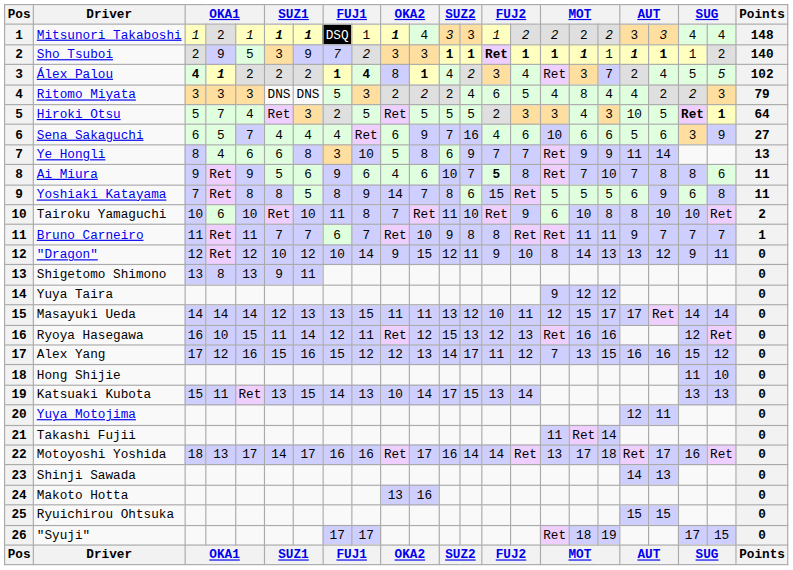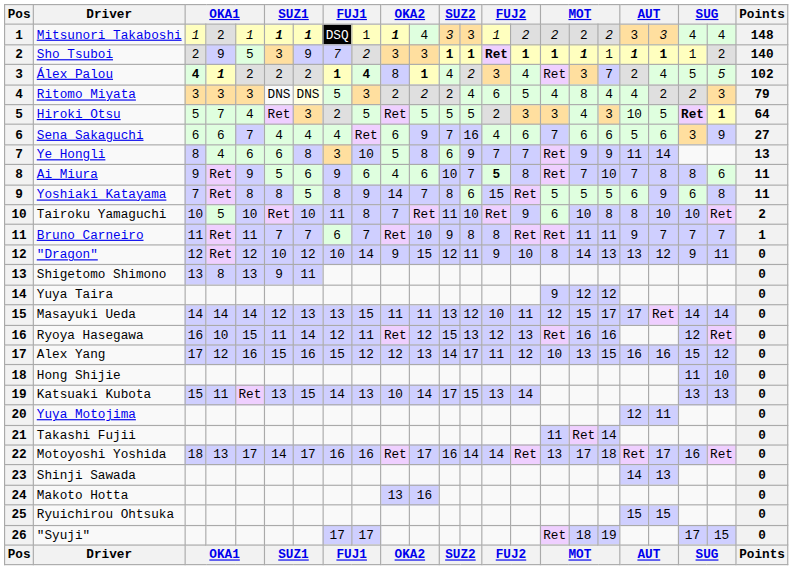(308, 95) no background -> (308, 95) lightyellow background
(221, 135) 5 -> (221, 135) 6
(555, 135) 10 -> (555, 135) 7
(221, 215) 6 -> (221, 215) 5
(555, 355) 7 -> (555, 355) 10
